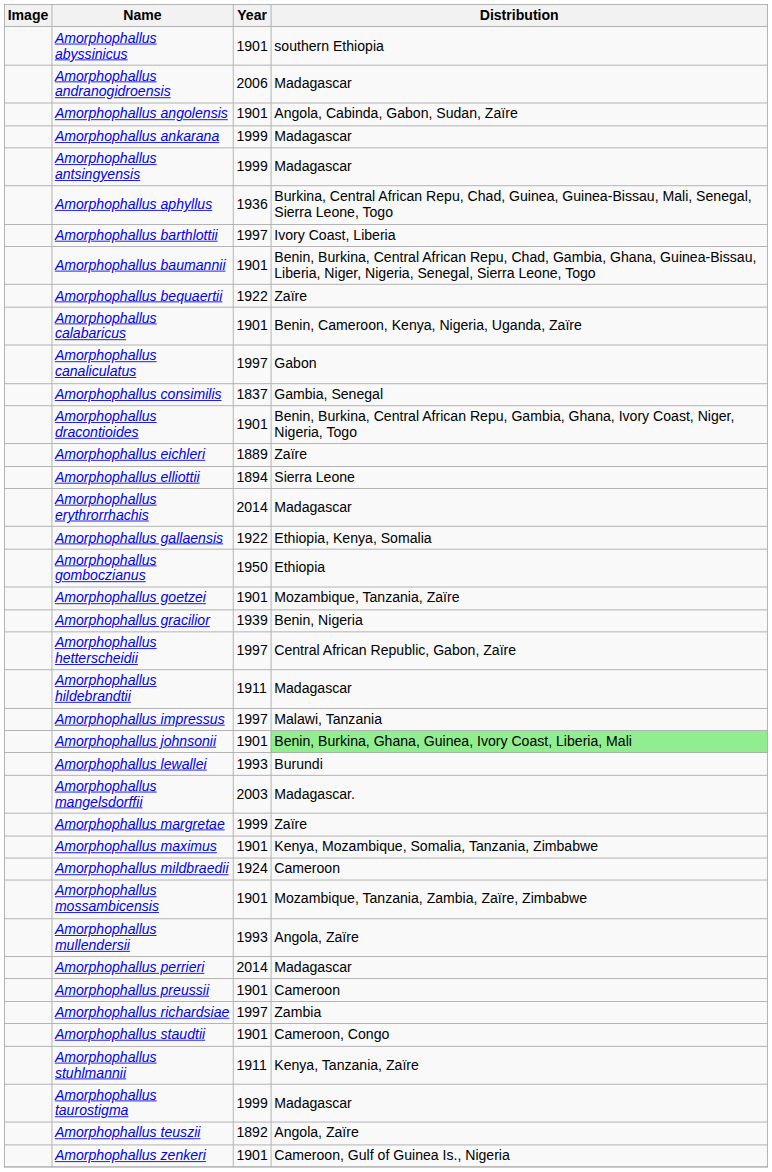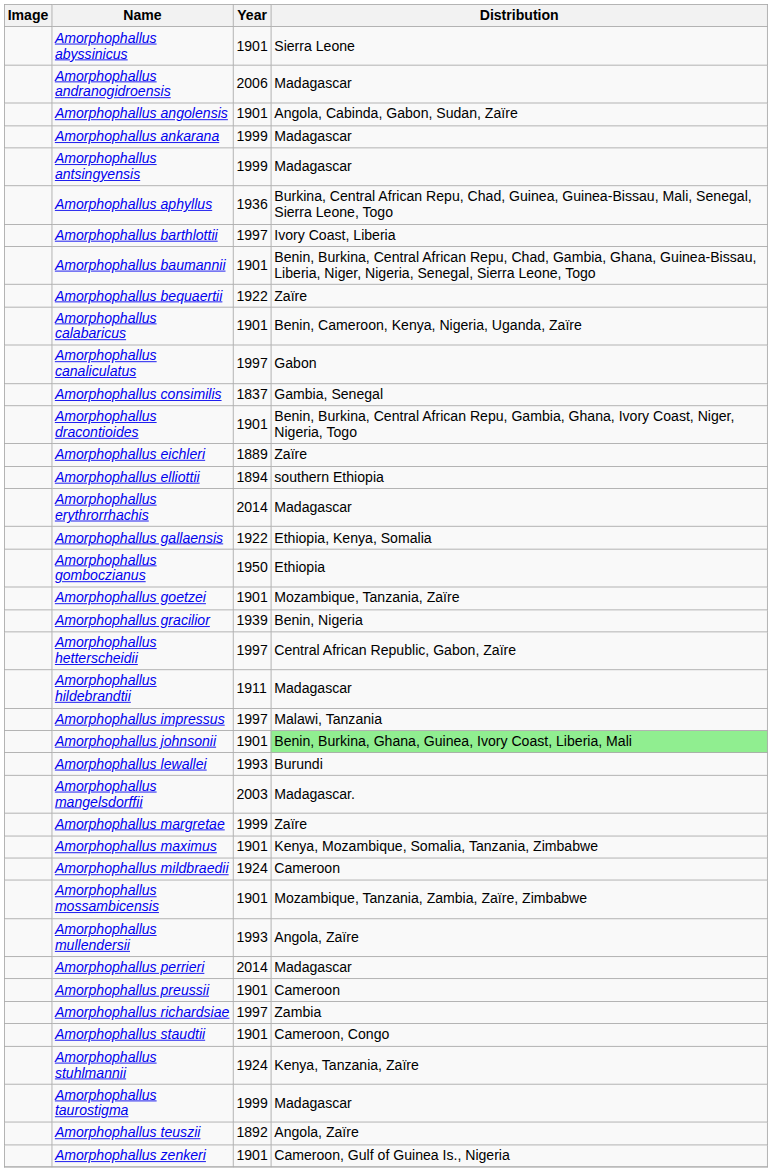(329, 45) southern Ethiopia -> (315, 45) Sierra Leone
(315, 477) Sierra Leone -> (329, 477) southern Ethiopia
(252, 1065) 1911 -> (252, 1065) 1924
